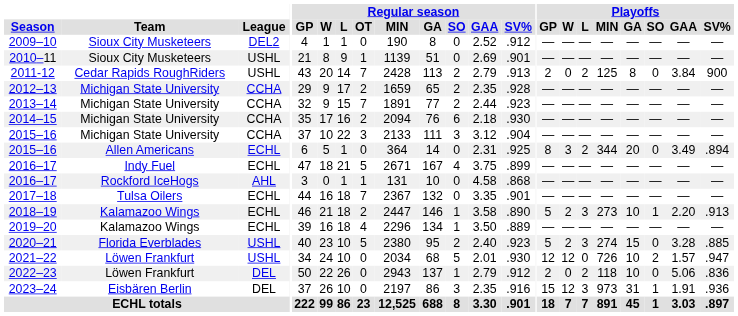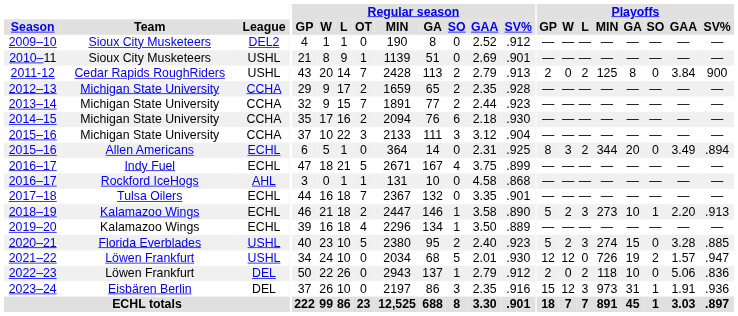(633, 258) 10 -> (633, 258) 19
